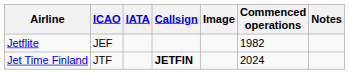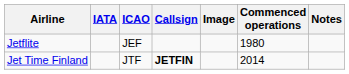columns swapped: (138, 19) <-> (107, 19)
(252, 43) 1982 -> (252, 43) 1980
(252, 60) 2024 -> (252, 60) 2014
